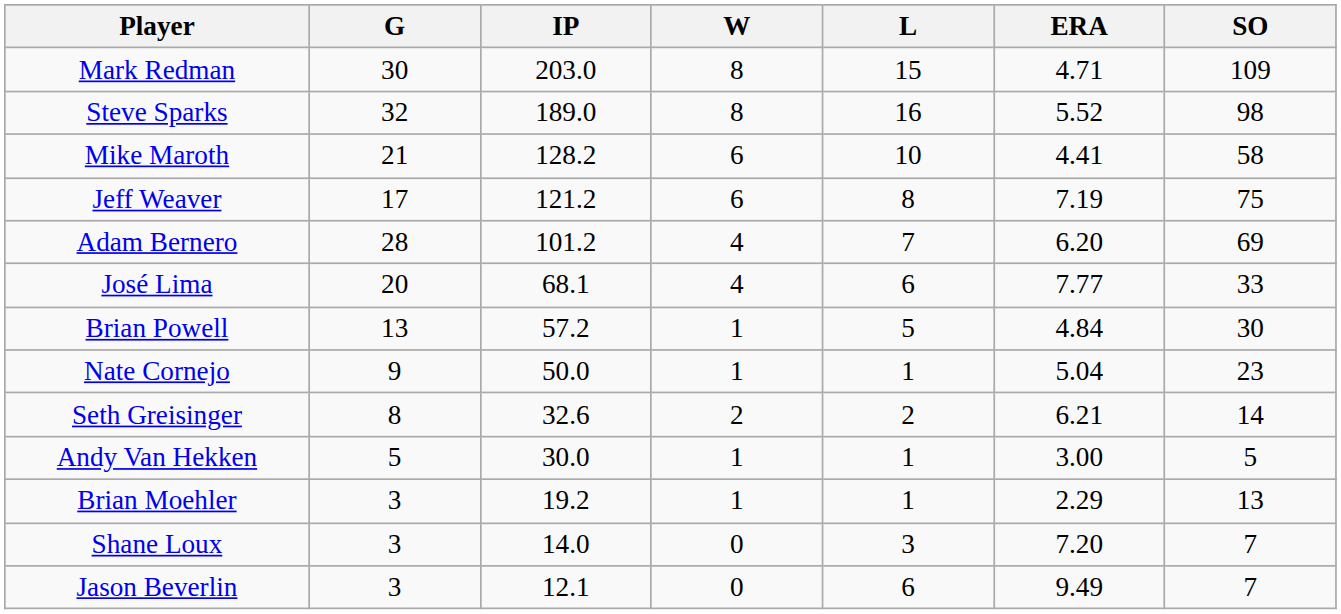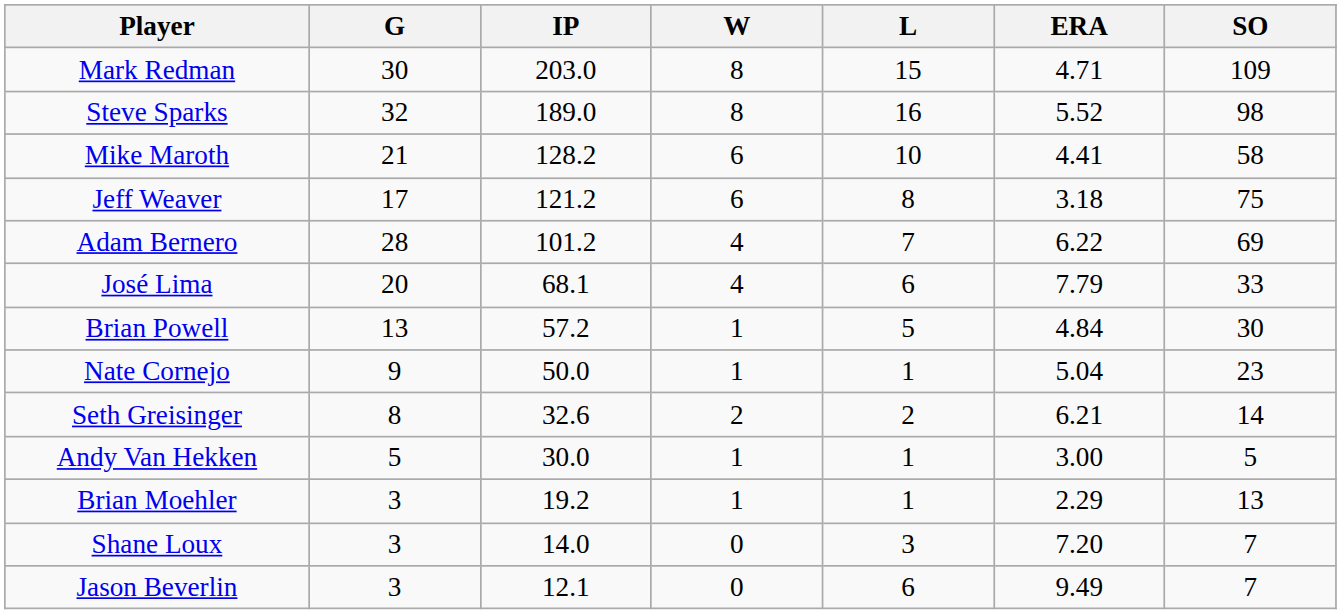(1079, 198) 7.19 -> (1079, 198) 3.18
(1079, 241) 6.20 -> (1079, 241) 6.22
(1079, 284) 7.77 -> (1079, 284) 7.79
